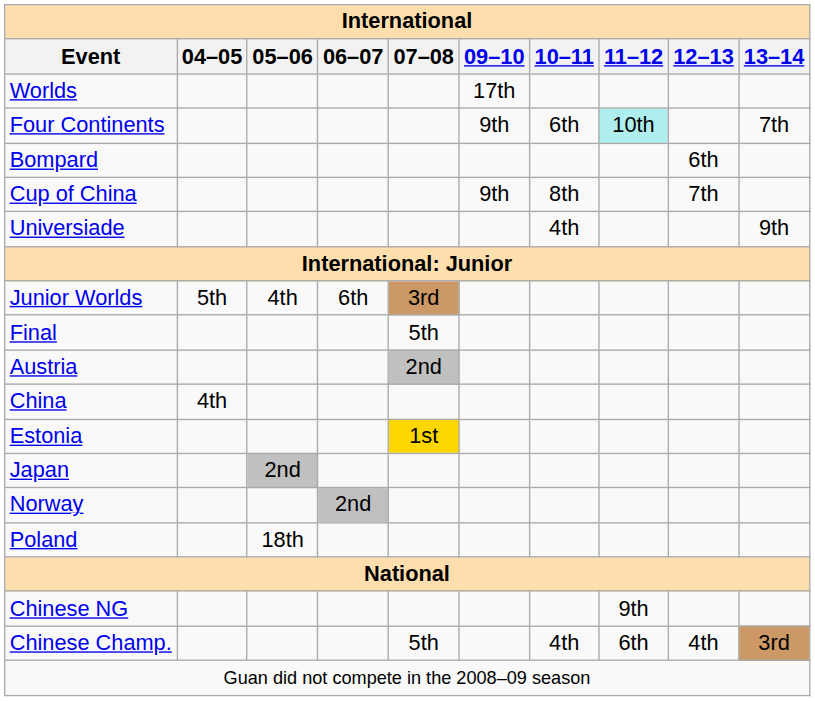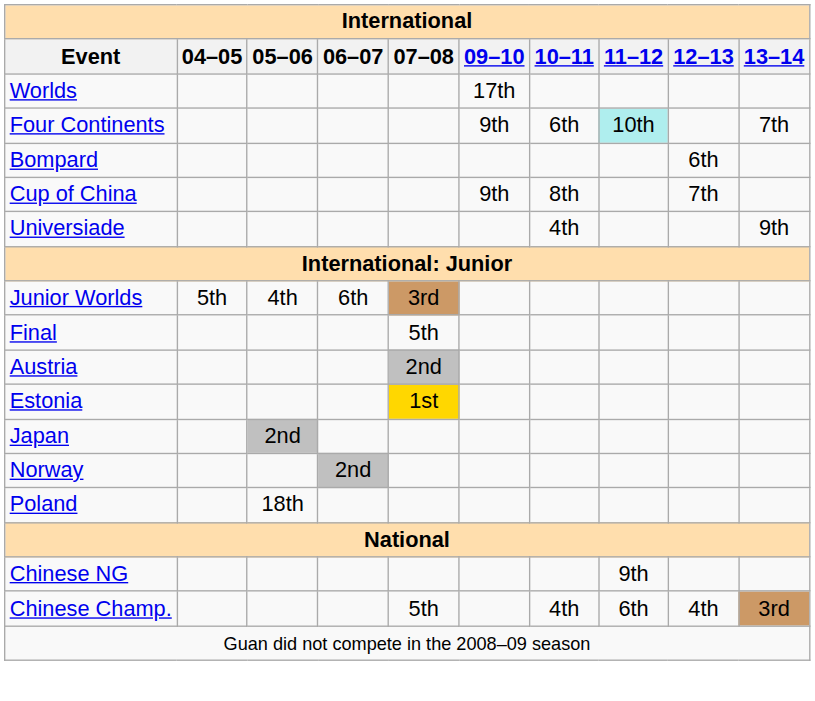- row: (38, 401)
